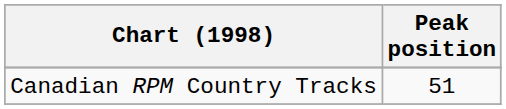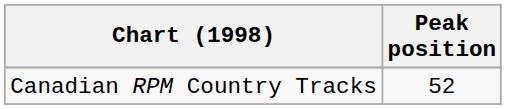(442, 86) 51 -> (442, 86) 52
